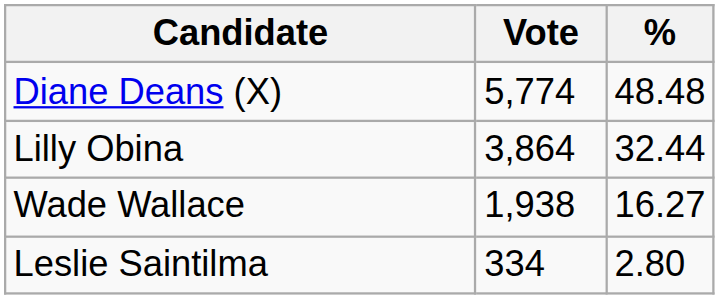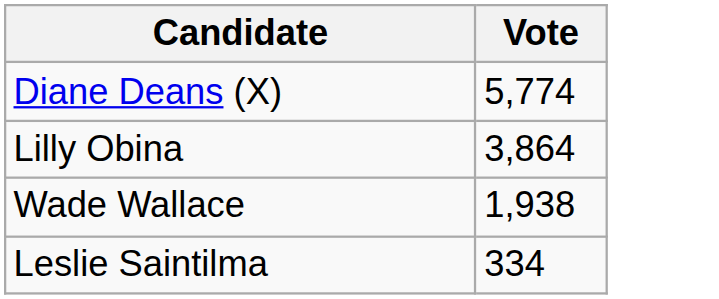- column: (660, 33)
